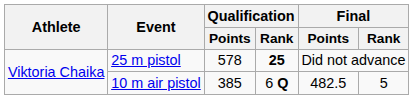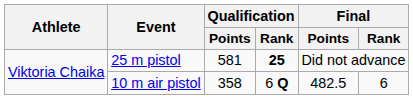(230, 60) 578 -> (230, 60) 581
(230, 83) 385 -> (230, 83) 358
(384, 83) 5 -> (384, 83) 6
